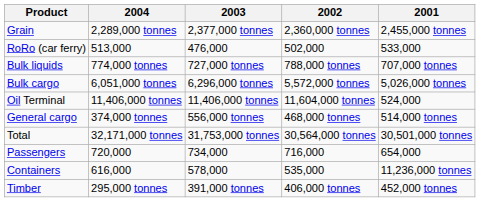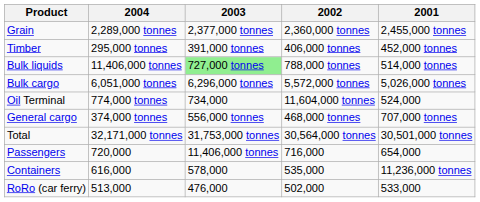rows swapped: (24, 188) <-> (46, 48)
(129, 65) 774,000 tonnes -> (136, 65) 11,406,000 tonnes
(226, 65) no background -> (226, 65) lightgreen background
(419, 65) 707,000 tonnes -> (419, 65) 514,000 tonnes
(136, 100) 11,406,000 tonnes -> (129, 100) 774,000 tonnes
(233, 100) 11,406,000 tonnes -> (208, 100) 734,000
(419, 118) 514,000 tonnes -> (419, 118) 707,000 tonnes
(208, 153) 734,000 -> (233, 153) 11,406,000 tonnes
